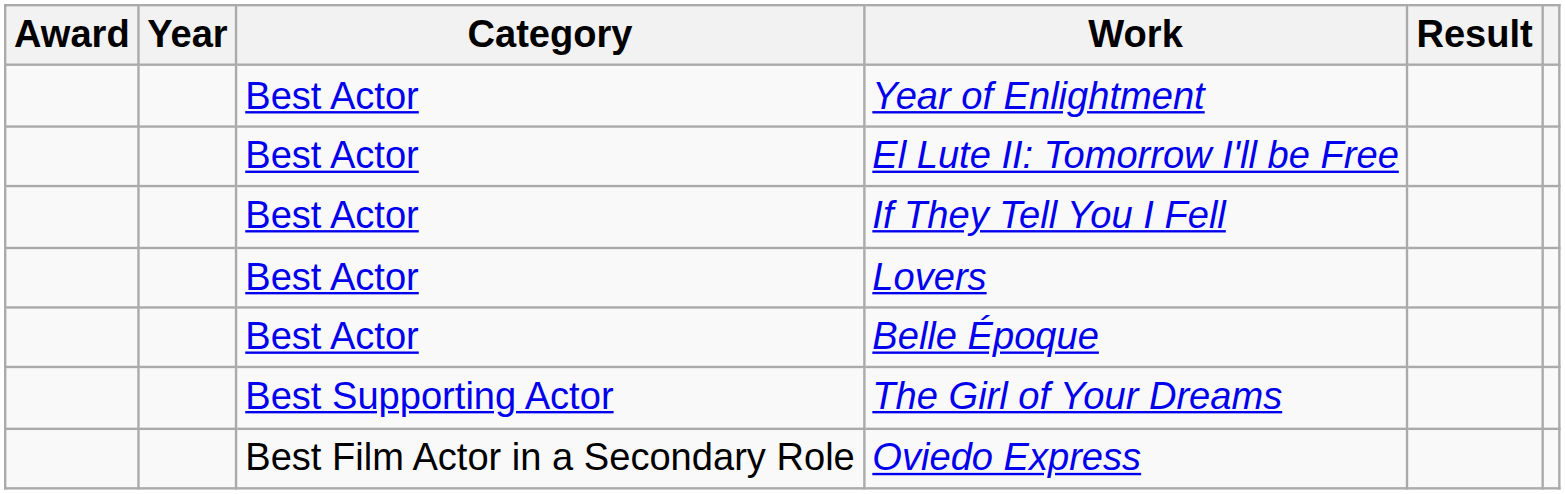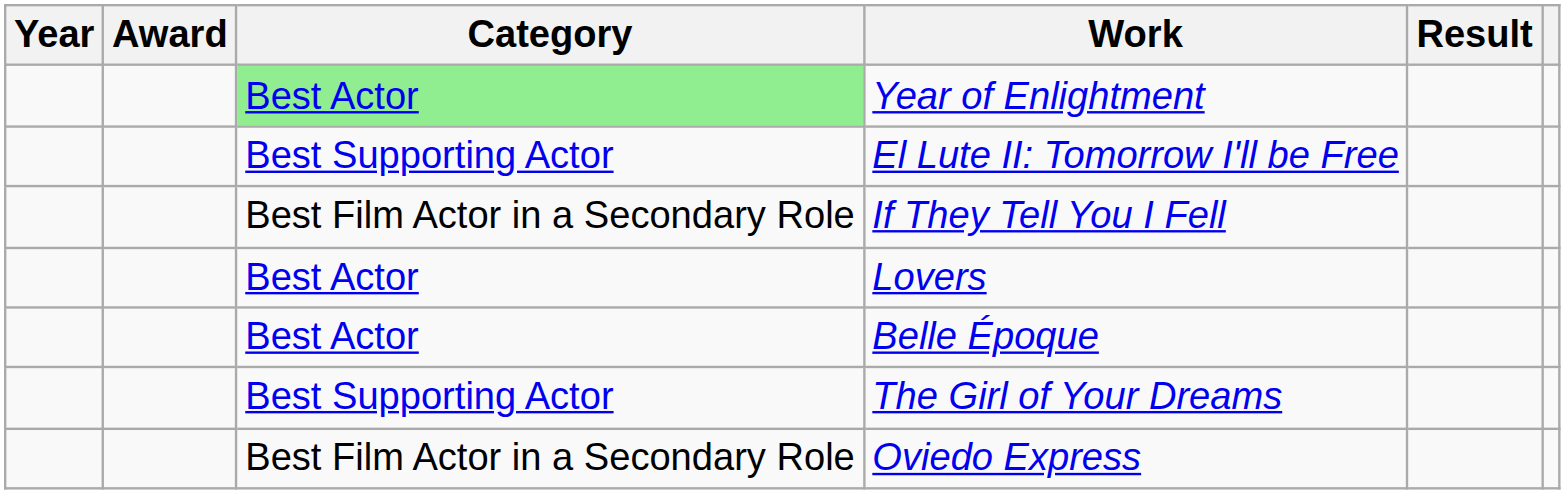columns swapped: (187, 34) <-> (72, 34)
(332, 95) no background -> (332, 95) lightgreen background
(332, 155) Best Actor -> (429, 155) Best Supporting Actor
(332, 215) Best Actor -> (550, 215) Best Film Actor in a Secondary Role
